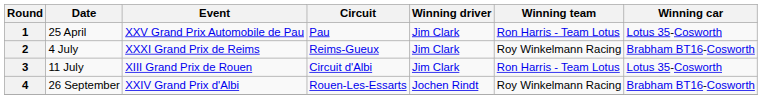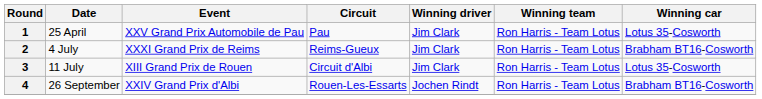(559, 50) Roy Winkelmann Racing -> (558, 50) Ron Harris - Team Lotus
(559, 86) Roy Winkelmann Racing -> (558, 86) Ron Harris - Team Lotus
